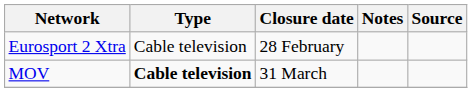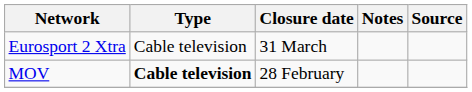(302, 45) 28 February -> (293, 45) 31 March
(293, 73) 31 March -> (302, 73) 28 February
